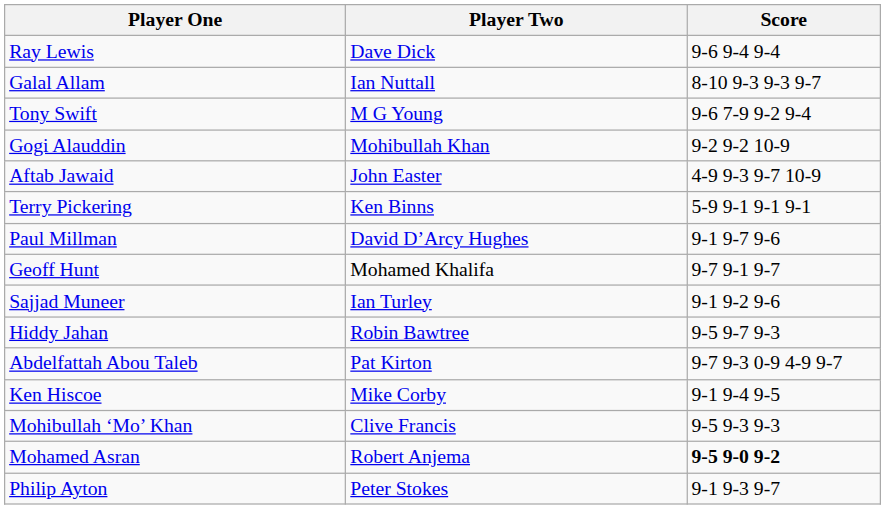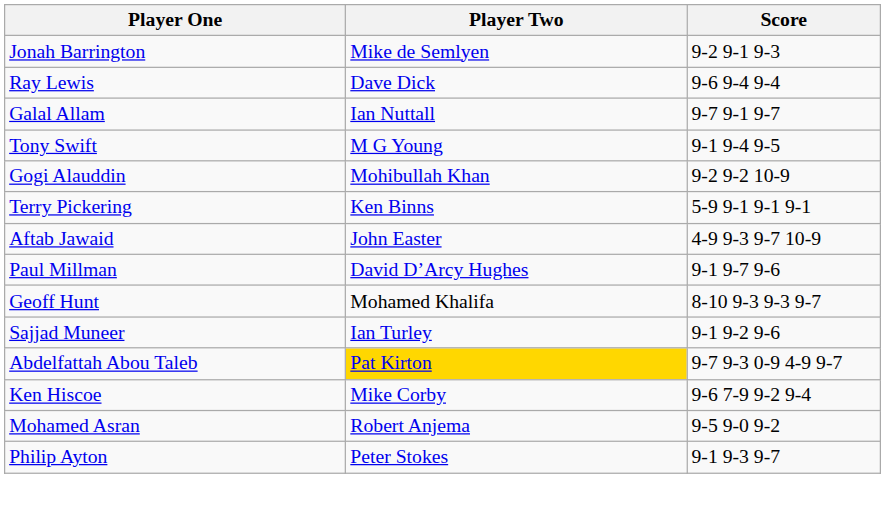+ row: (77, 51)
(756, 82) 8-10 9-3 9-3 9-7 -> (736, 113) 9-7 9-1 9-7
(751, 113) 9-6 7-9 9-2 9-4 -> (736, 144) 9-1 9-4 9-5
rows swapped: (70, 207) <-> (61, 176)
(736, 269) 9-7 9-1 9-7 -> (756, 301) 8-10 9-3 9-3 9-7
- row: (59, 332)
(391, 363) no background -> (391, 363) gold background
(736, 394) 9-1 9-4 9-5 -> (751, 394) 9-6 7-9 9-2 9-4
- row: (101, 425)
(736, 457) bold -> (736, 425) normal
